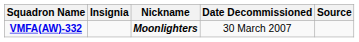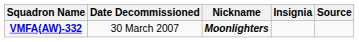columns swapped: (109, 12) <-> (257, 12)
